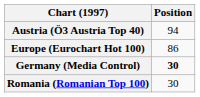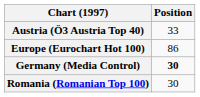(173, 30) 94 -> (173, 30) 33
